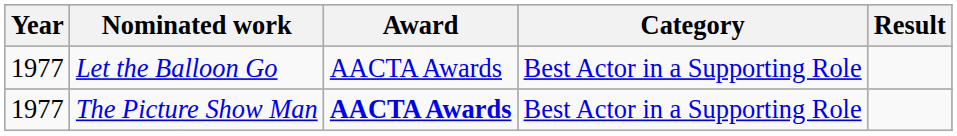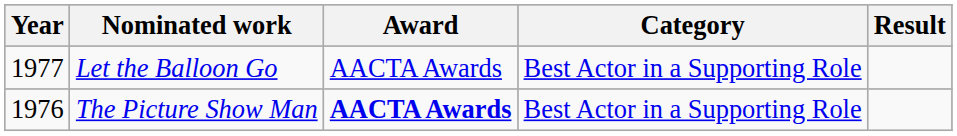(37, 109) 1977 -> (37, 109) 1976
